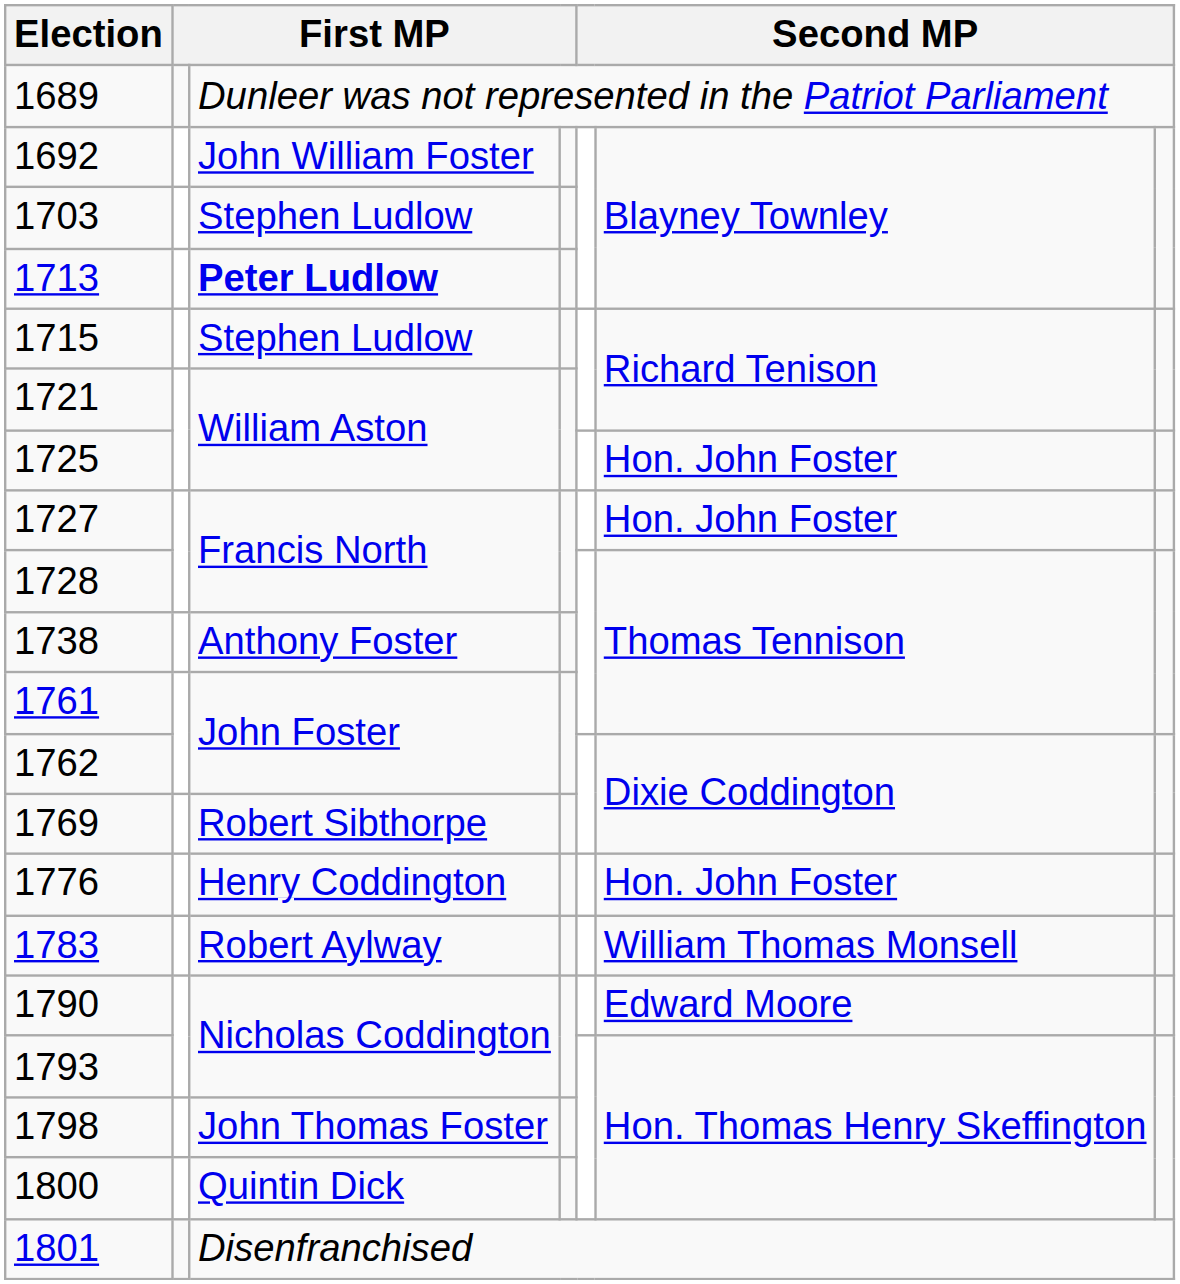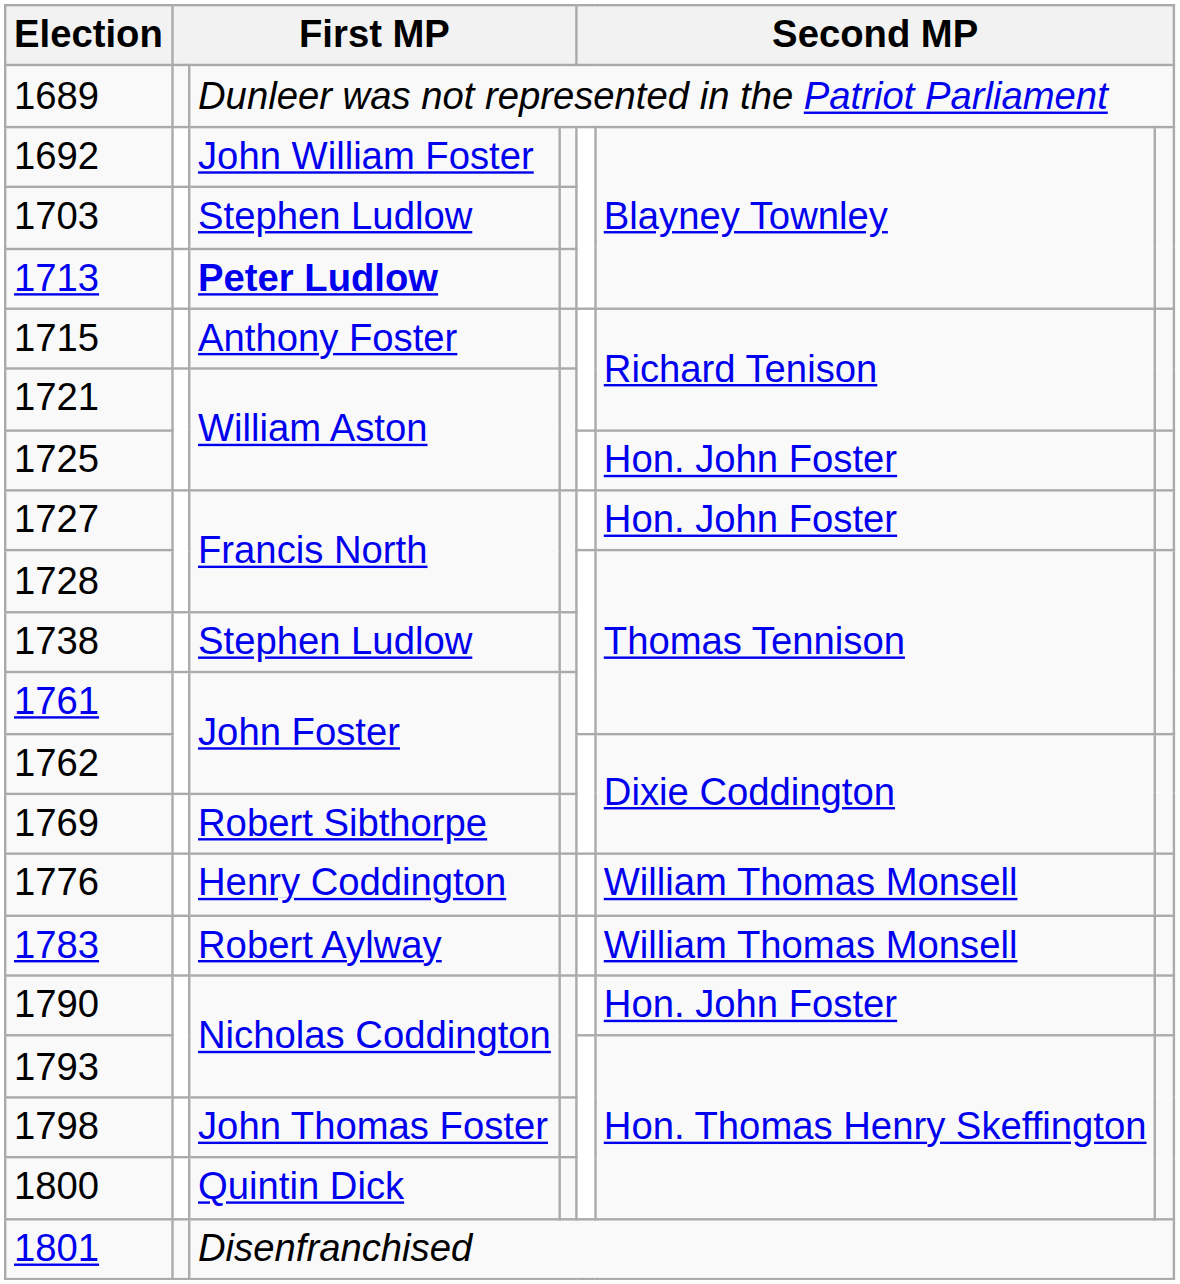(335, 338) Stephen Ludlow -> (328, 338) Anthony Foster
(328, 641) Anthony Foster -> (335, 641) Stephen Ludlow
(750, 883) Hon. John Foster -> (811, 883) William Thomas Monsell
(728, 1005) Edward Moore -> (750, 1005) Hon. John Foster
